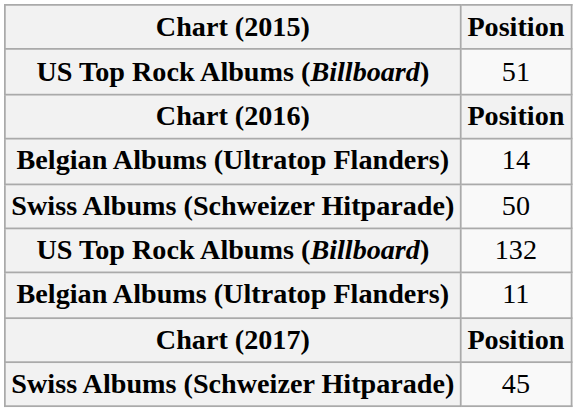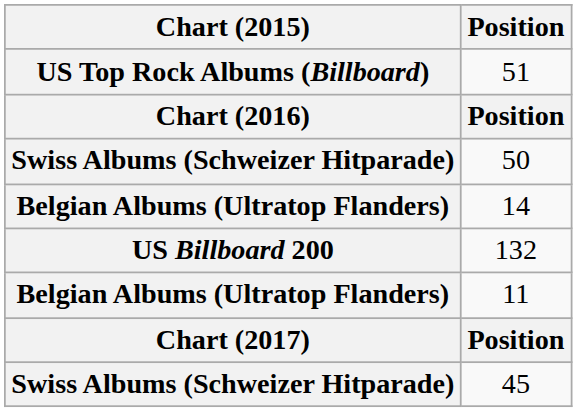rows swapped: (516, 160) <-> (516, 205)
(233, 250) US Top Rock Albums (Billboard) -> (233, 250) US Billboard 200
